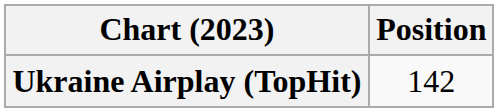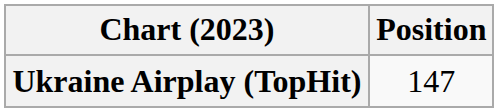(431, 80) 142 -> (431, 80) 147
